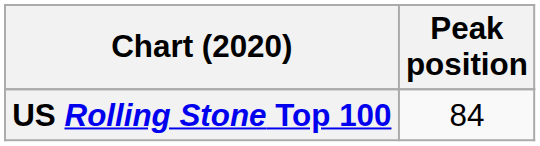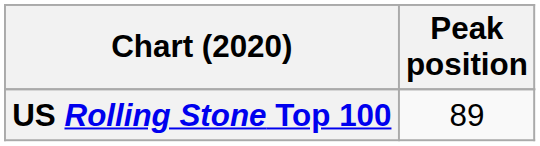(467, 114) 84 -> (467, 114) 89
